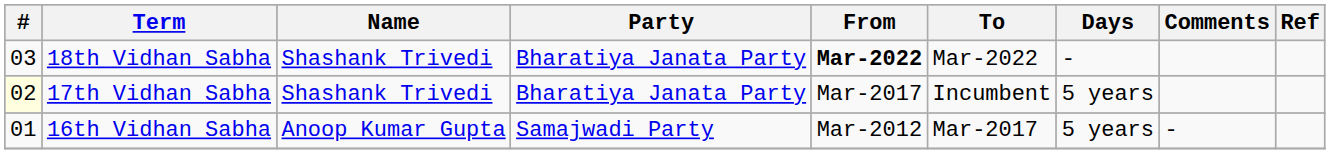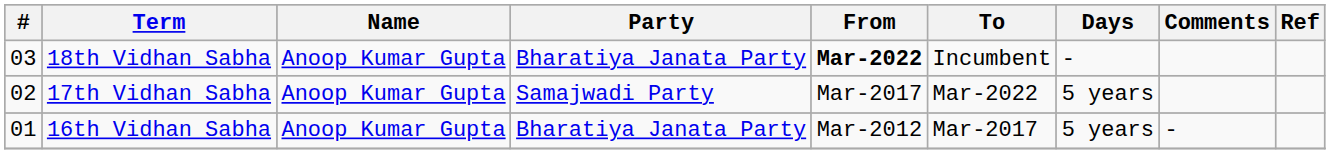(387, 59) Shashank Trivedi -> (394, 59) Anoop Kumar Gupta
(985, 59) Mar-2022 -> (992, 59) Incumbent
(23, 94) lightyellow background -> (23, 94) no background
(387, 94) Shashank Trivedi -> (394, 94) Anoop Kumar Gupta
(661, 94) Bharatiya Janata Party -> (615, 94) Samajwadi Party
(992, 94) Incumbent -> (985, 94) Mar-2022
(615, 130) Samajwadi Party -> (661, 130) Bharatiya Janata Party
